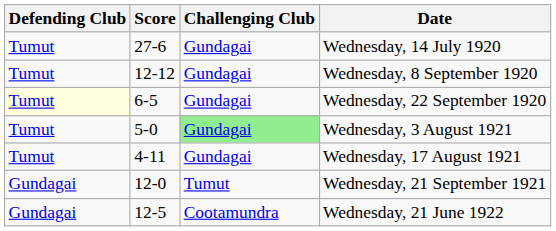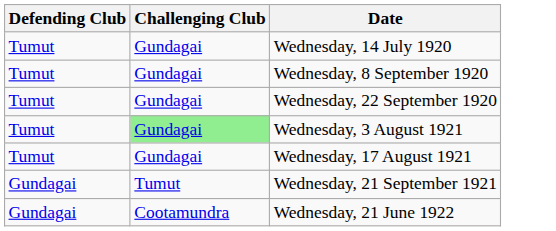- column: (155, 18)
(32, 101) lightyellow background -> (32, 101) no background
